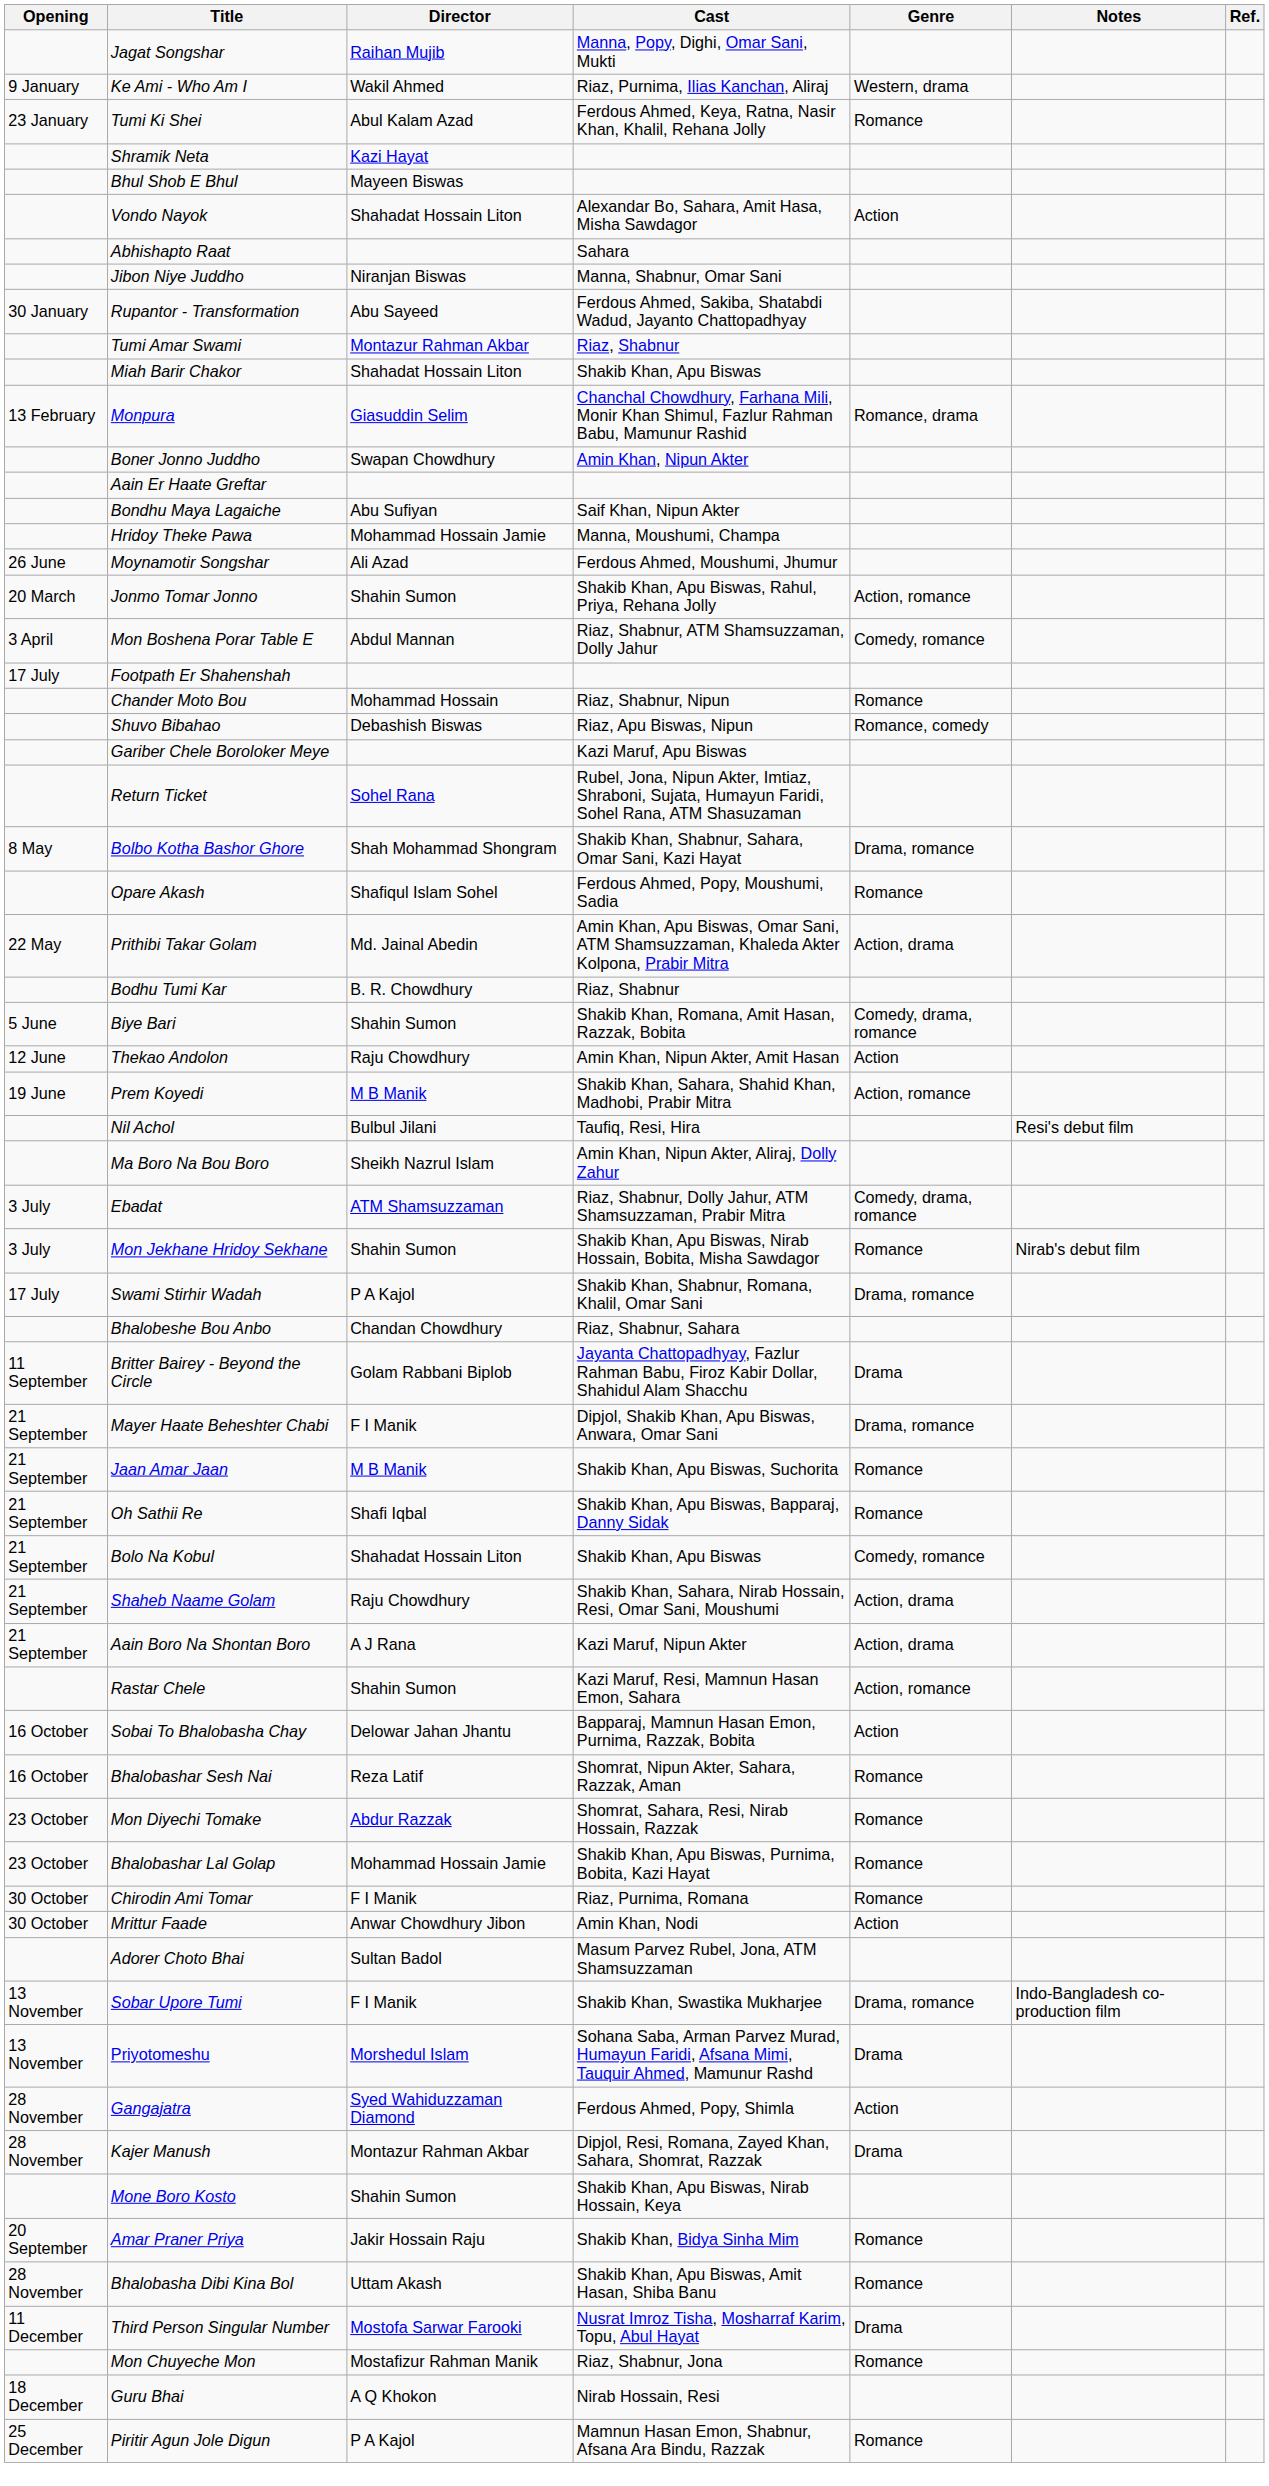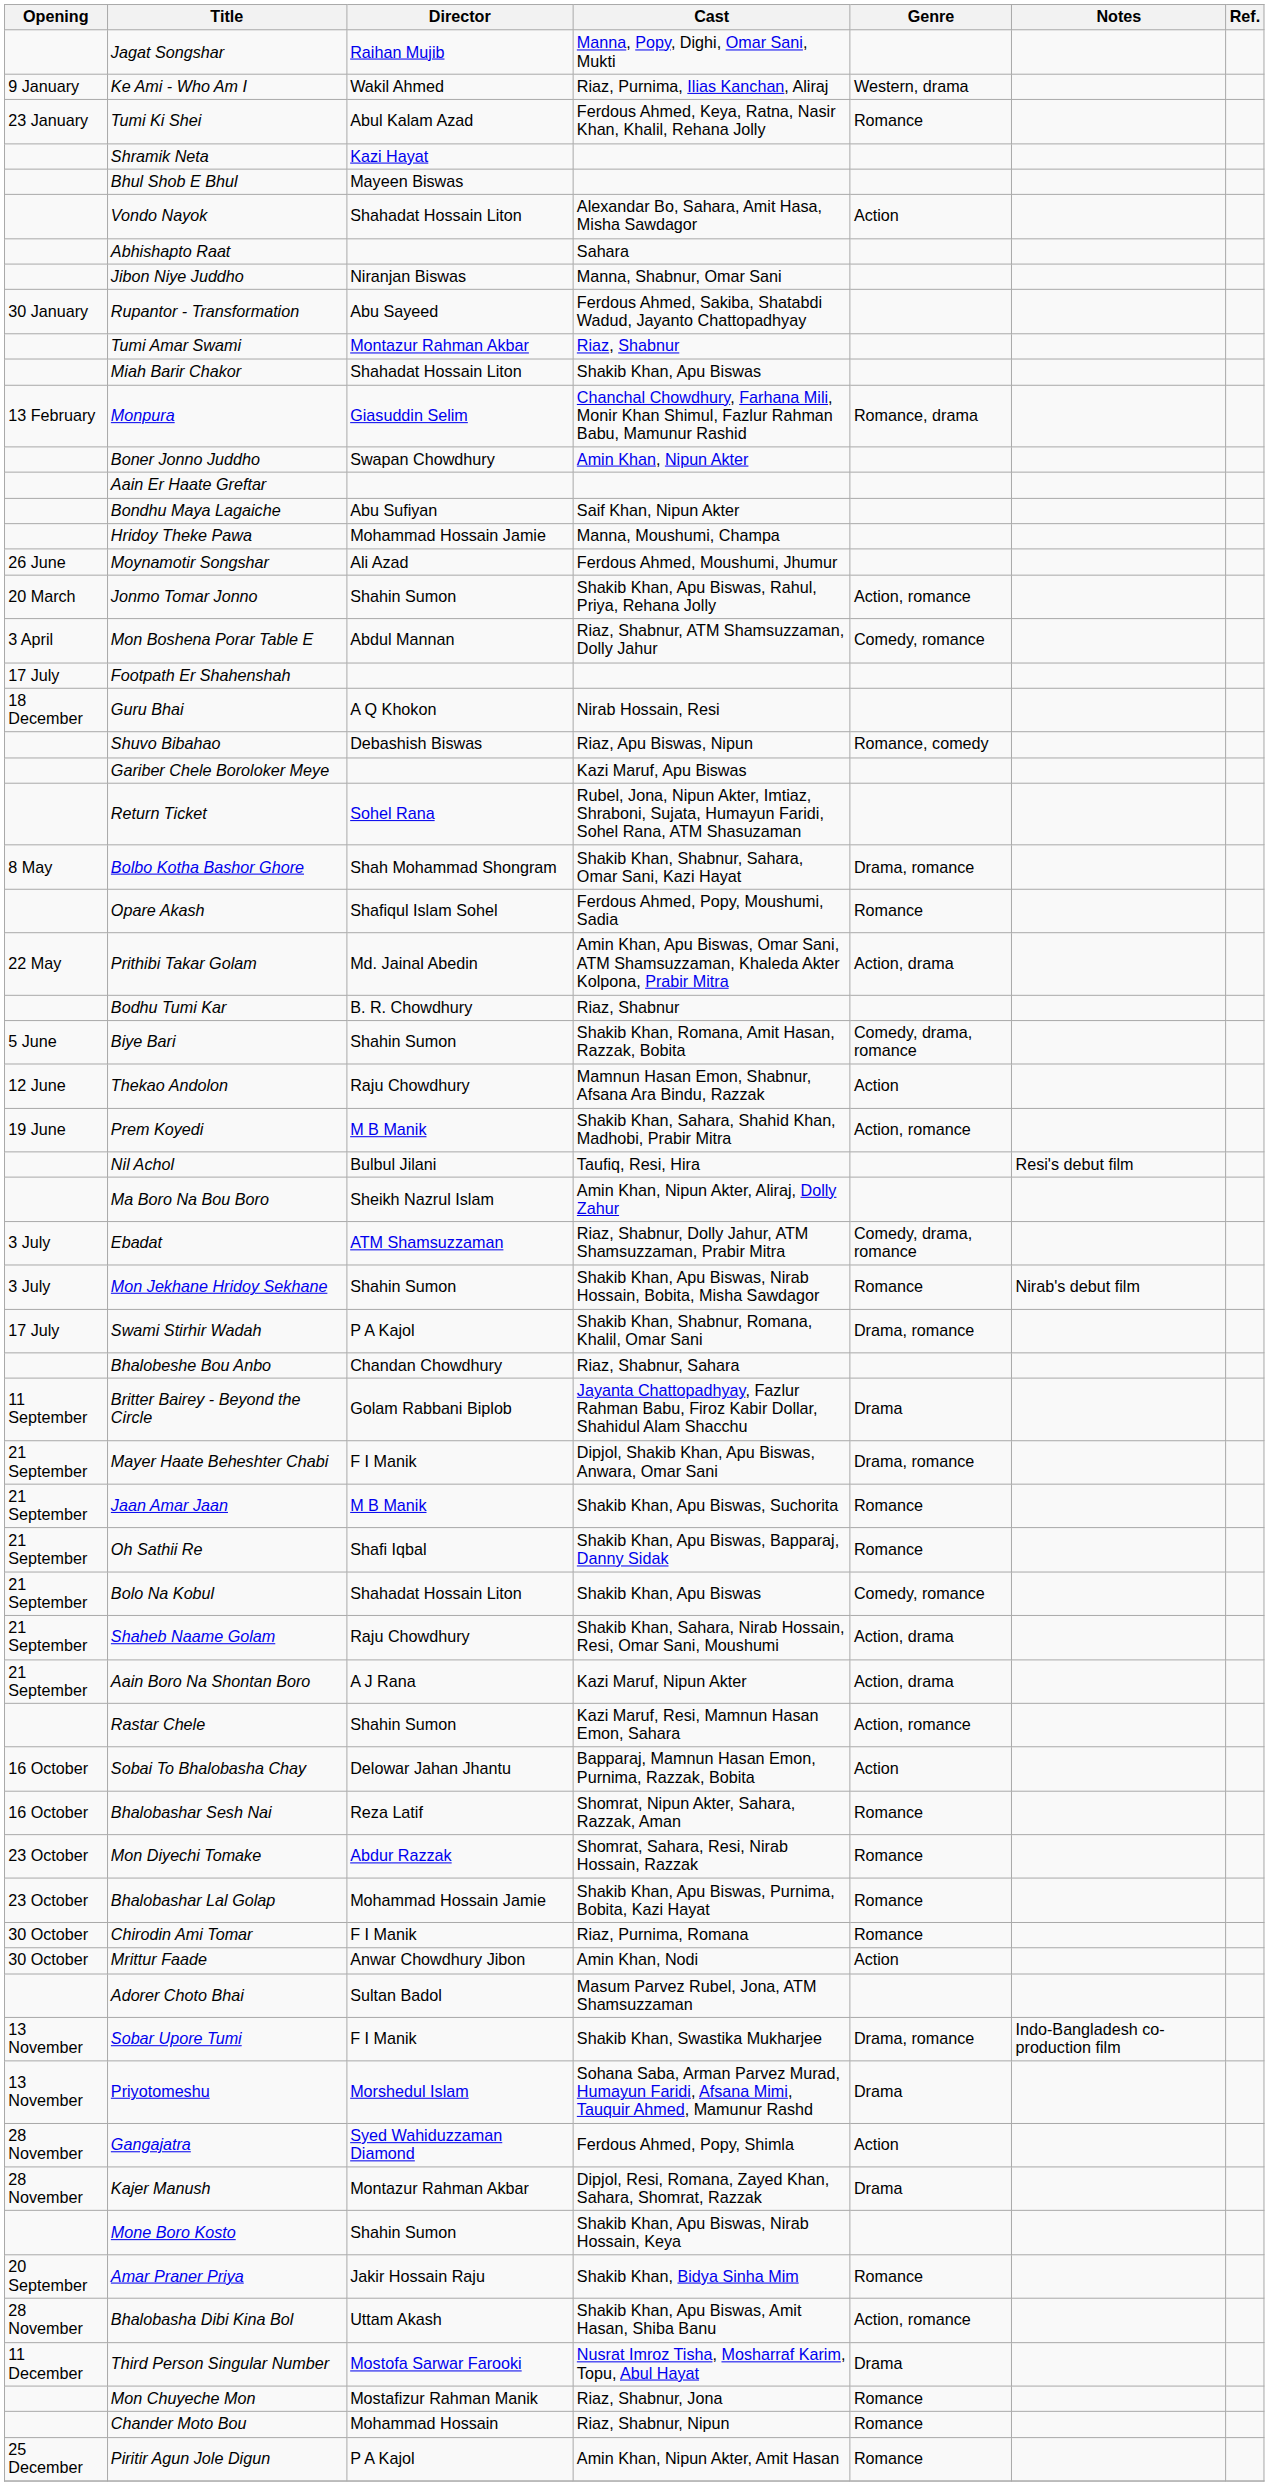rows swapped: (179, 700) <-> (147, 2397)
(708, 1058) Amin Khan, Nipun Akter, Amit Hasan -> (694, 1086) Mamnun Hasan Emon, Shabnur, Afsana Ara Bindu, Razzak
(889, 2283) Romance -> (912, 2320) Action, romance
(694, 2440) Mamnun Hasan Emon, Shabnur, Afsana Ara Bindu, Razzak -> (708, 2459) Amin Khan, Nipun Akter, Amit Hasan
